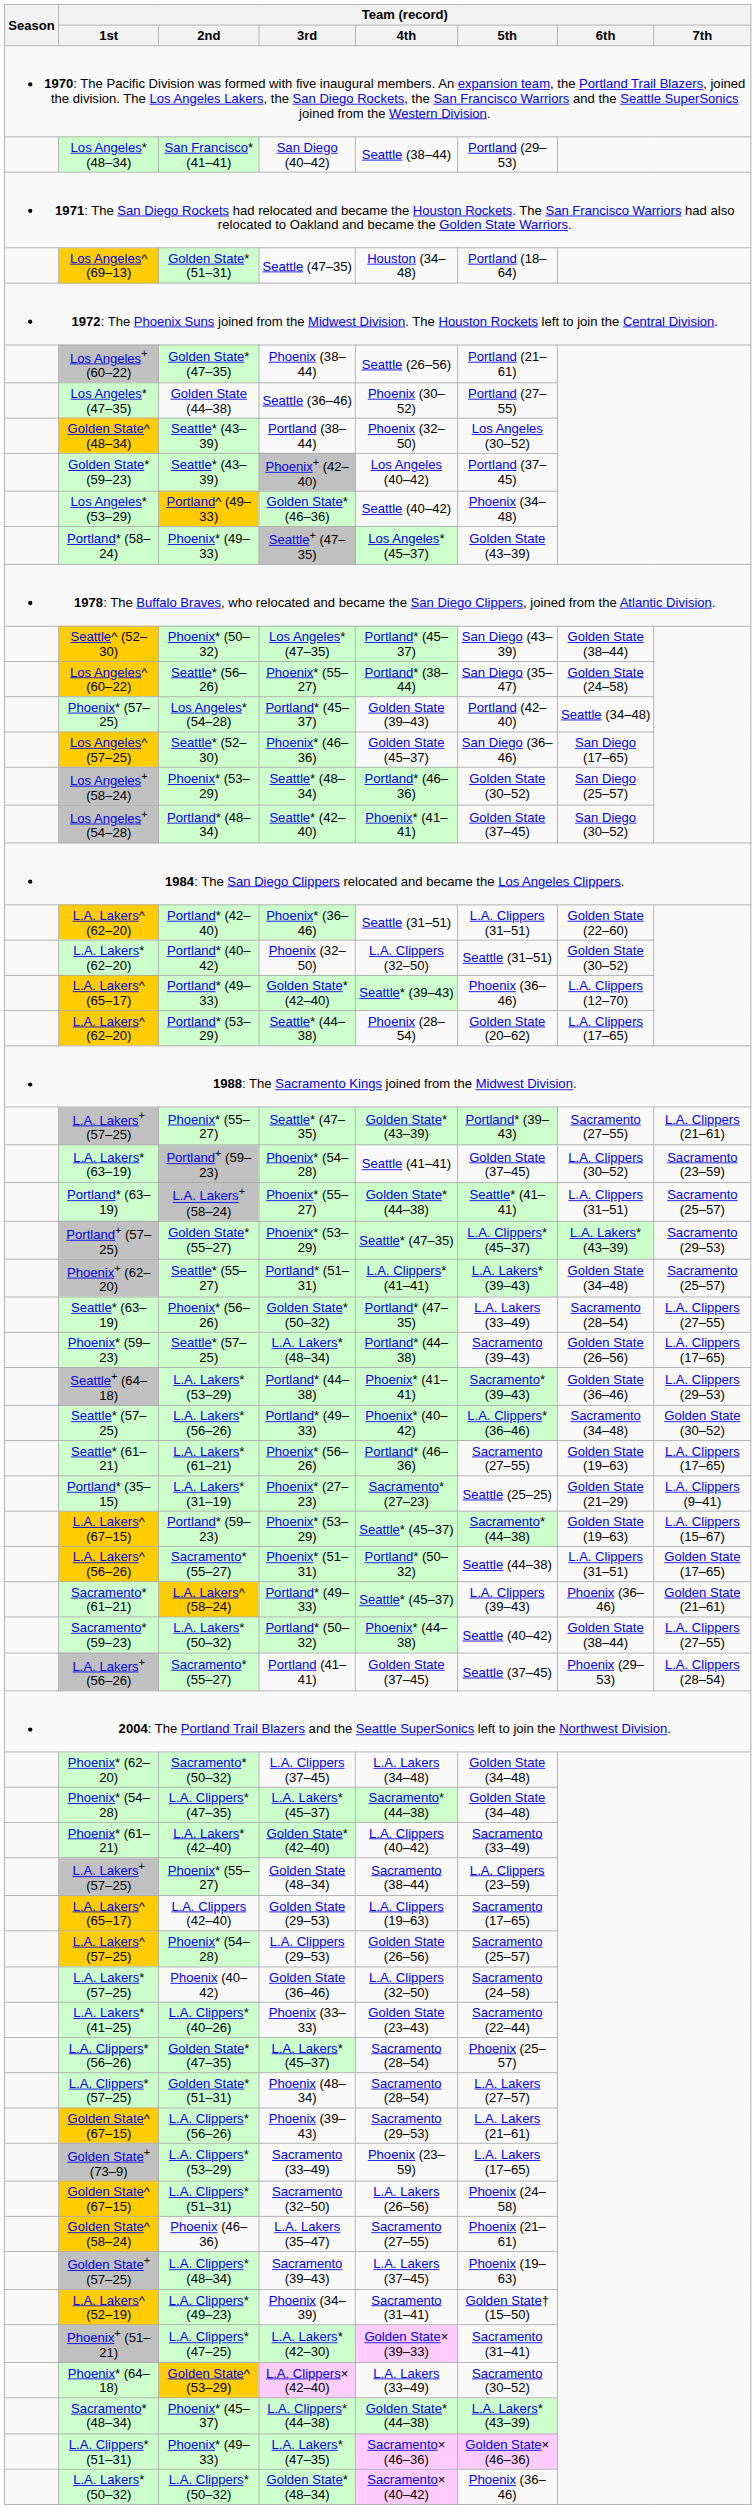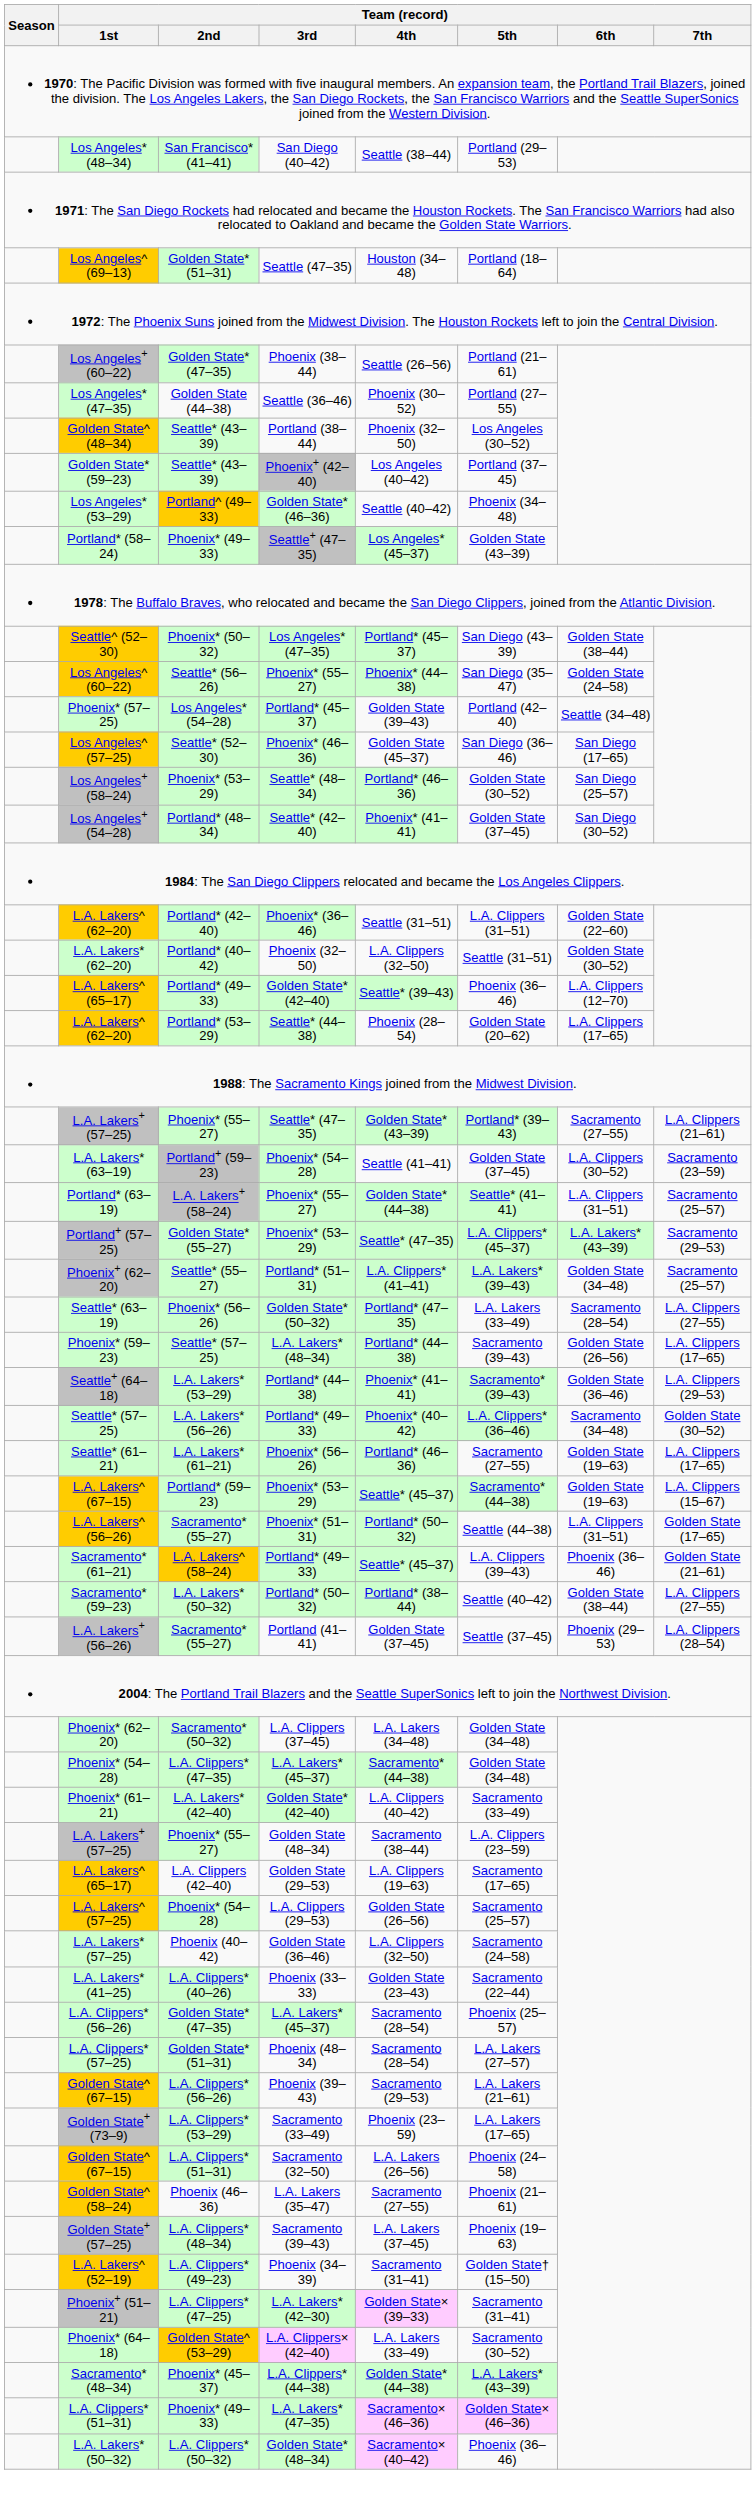(406, 679) Portland* (38–44) -> (406, 679) Phoenix* (44–38)
- row: (109, 1494)
(406, 1635) Phoenix* (44–38) -> (406, 1600) Portland* (38–44)
